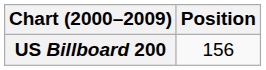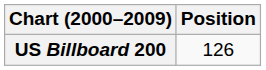(218, 49) 156 -> (218, 49) 126
